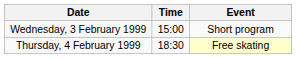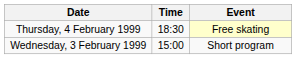rows swapped: (78, 29) <-> (78, 45)
